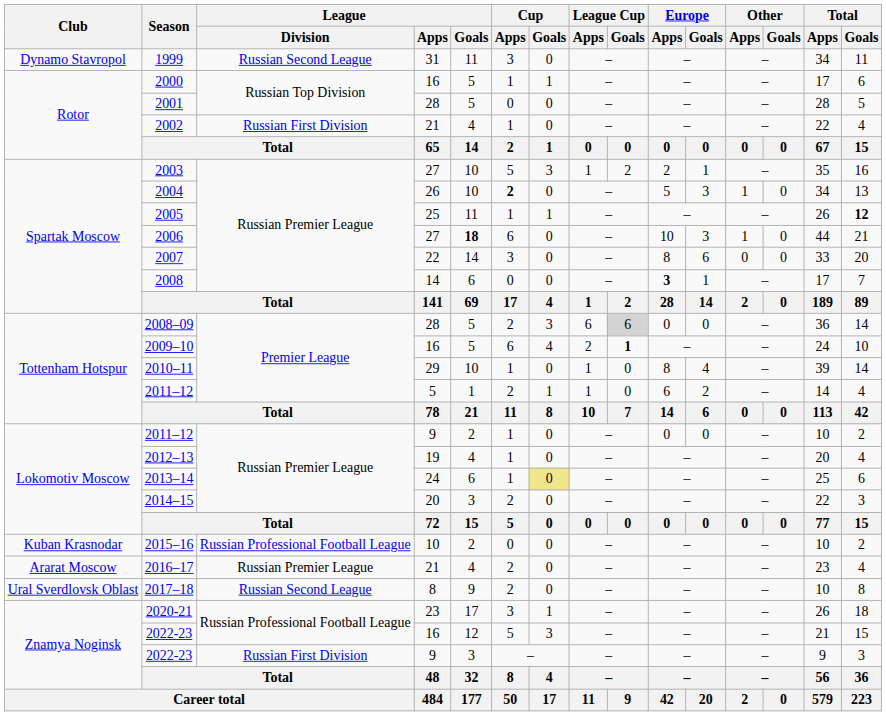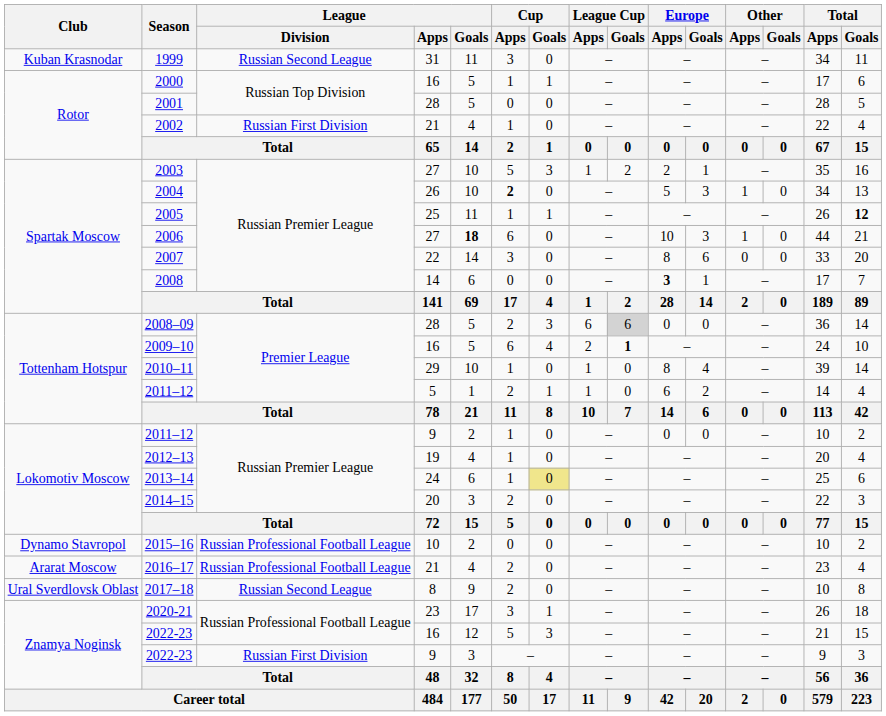(73, 59) Dynamo Stavropol -> (73, 59) Kuban Krasnodar
(73, 545) Kuban Krasnodar -> (73, 545) Dynamo Stavropol
(305, 567) Russian Premier League -> (305, 567) Russian Professional Football League
